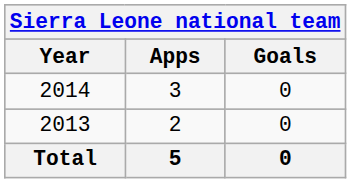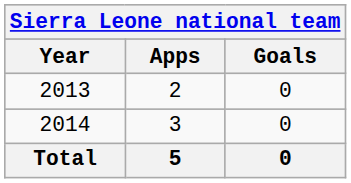rows swapped: (65, 126) <-> (65, 91)
